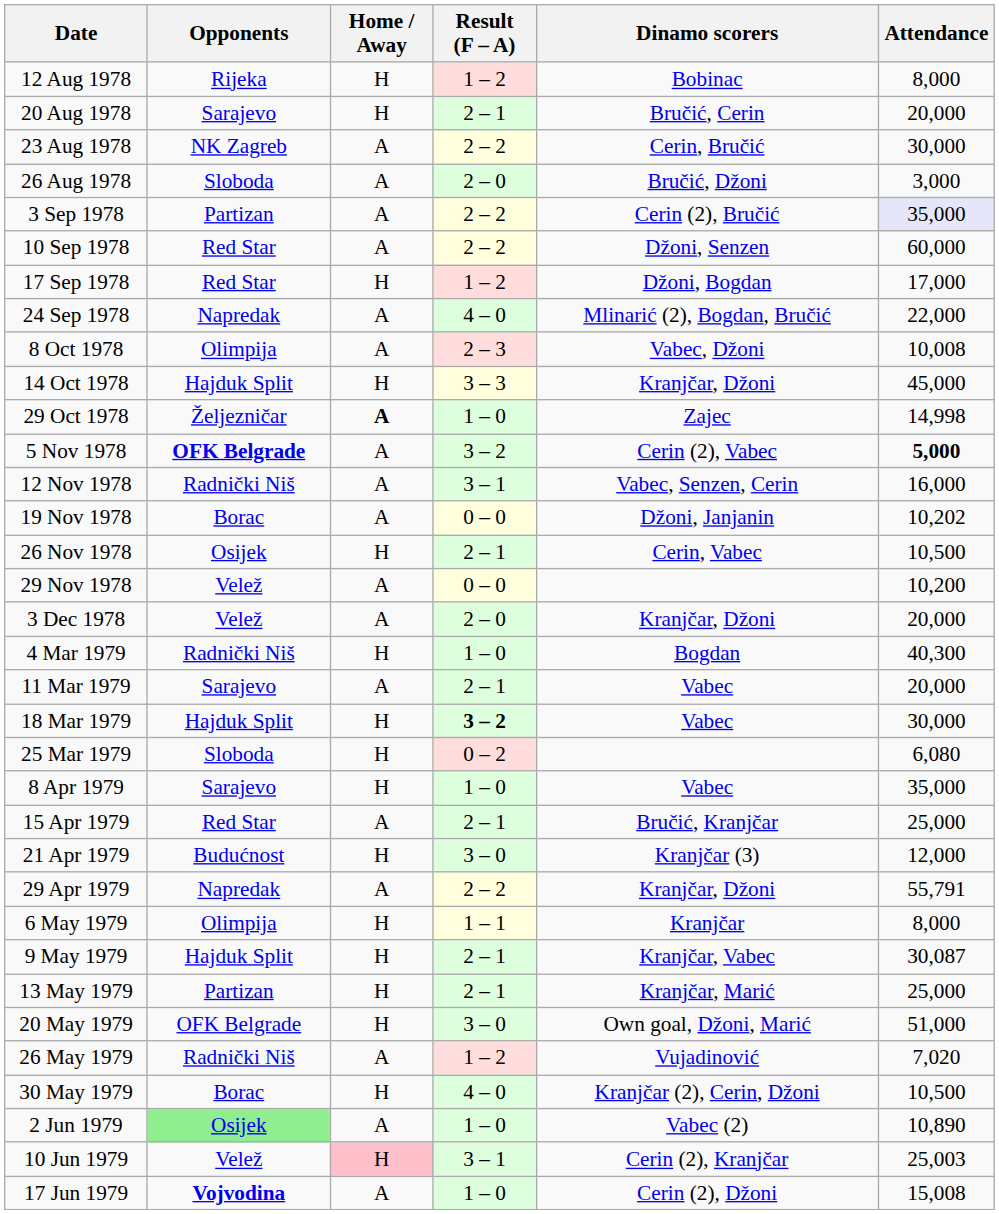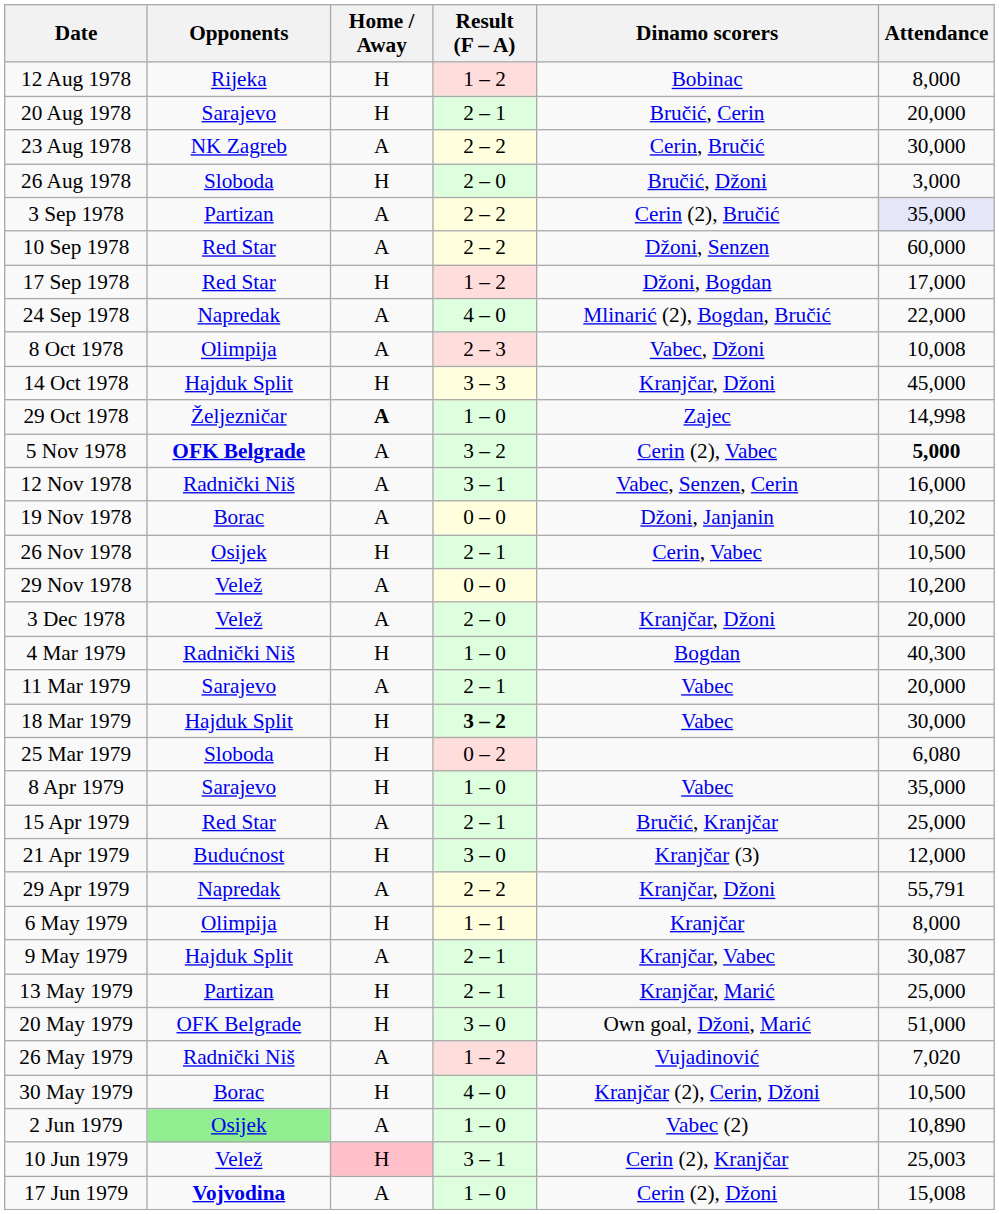(382, 180) A -> (382, 180) H
(382, 956) H -> (382, 956) A
